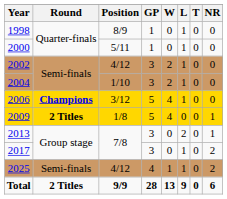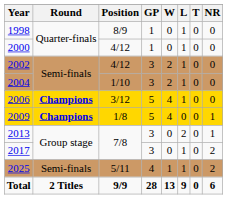(120, 47) 5/11 -> (120, 47) 4/12
(66, 116) 2 Titles -> (66, 116) Champions
(120, 168) 4/12 -> (120, 168) 5/11
